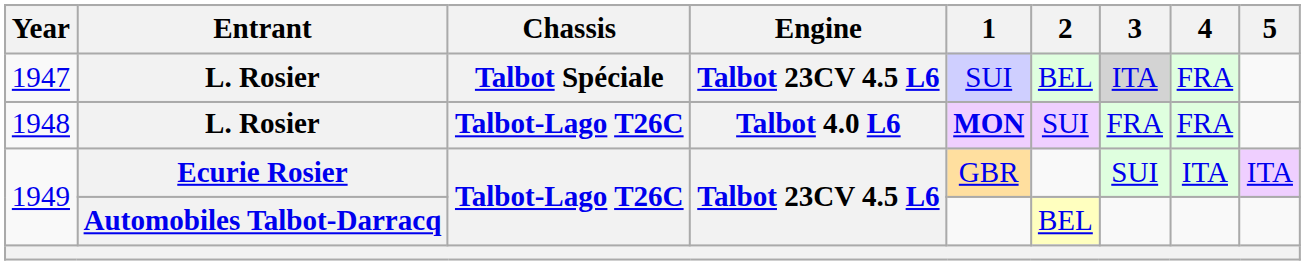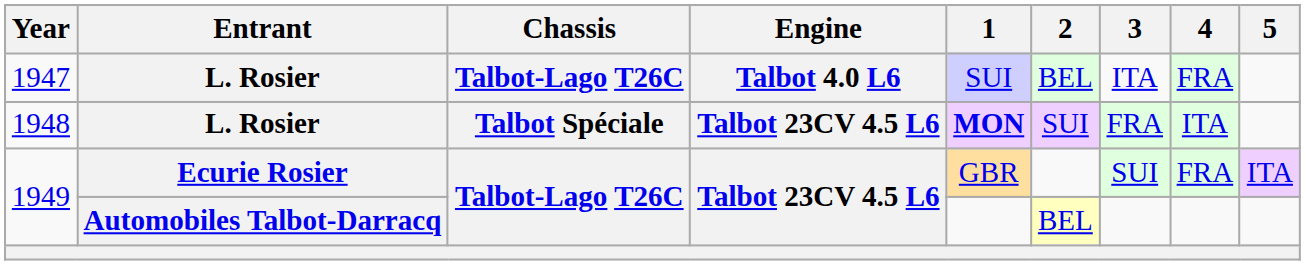(569, 76) Talbot Spéciale -> (569, 76) Talbot-Lago T26C
(818, 76) Talbot 23CV 4.5 L6 -> (818, 76) Talbot 4.0 L6
(1135, 76) lightgrey background -> (1135, 76) no background
(569, 124) Talbot-Lago T26C -> (569, 124) Talbot Spéciale
(818, 124) Talbot 4.0 L6 -> (818, 124) Talbot 23CV 4.5 L6
(1205, 124) FRA -> (1205, 124) ITA
(1205, 172) ITA -> (1205, 172) FRA
